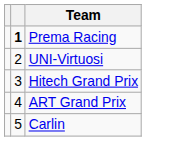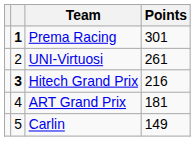+ column: (166, 15)
(18, 81) normal -> (18, 81) bold
